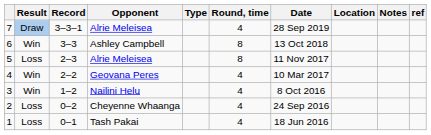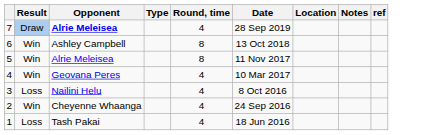- column: (68, 12)
(121, 28) normal -> (84, 28) bold
(32, 59) Loss -> (32, 59) Win
(32, 91) Win -> (32, 91) Loss
(32, 106) Loss -> (32, 106) Win
